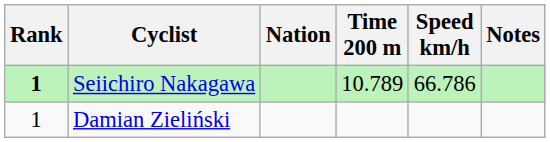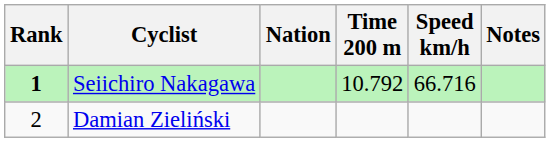(372, 83) 10.789 -> (372, 83) 10.792
(445, 83) 66.786 -> (445, 83) 66.716
(36, 119) 1 -> (36, 119) 2
